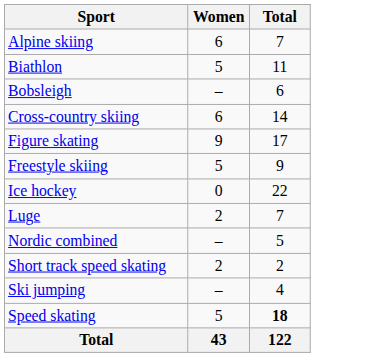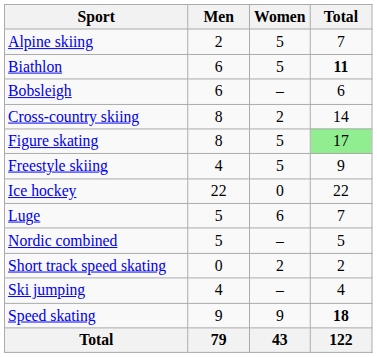+ column: (219, 16)
(219, 41) 6 -> (280, 41) 5
(280, 66) normal -> (341, 66) bold
(219, 116) 6 -> (280, 116) 2
(219, 141) 9 -> (280, 141) 5
(280, 141) no background -> (341, 141) lightgreen background
(219, 215) 2 -> (280, 215) 6
(219, 315) 5 -> (280, 315) 9
